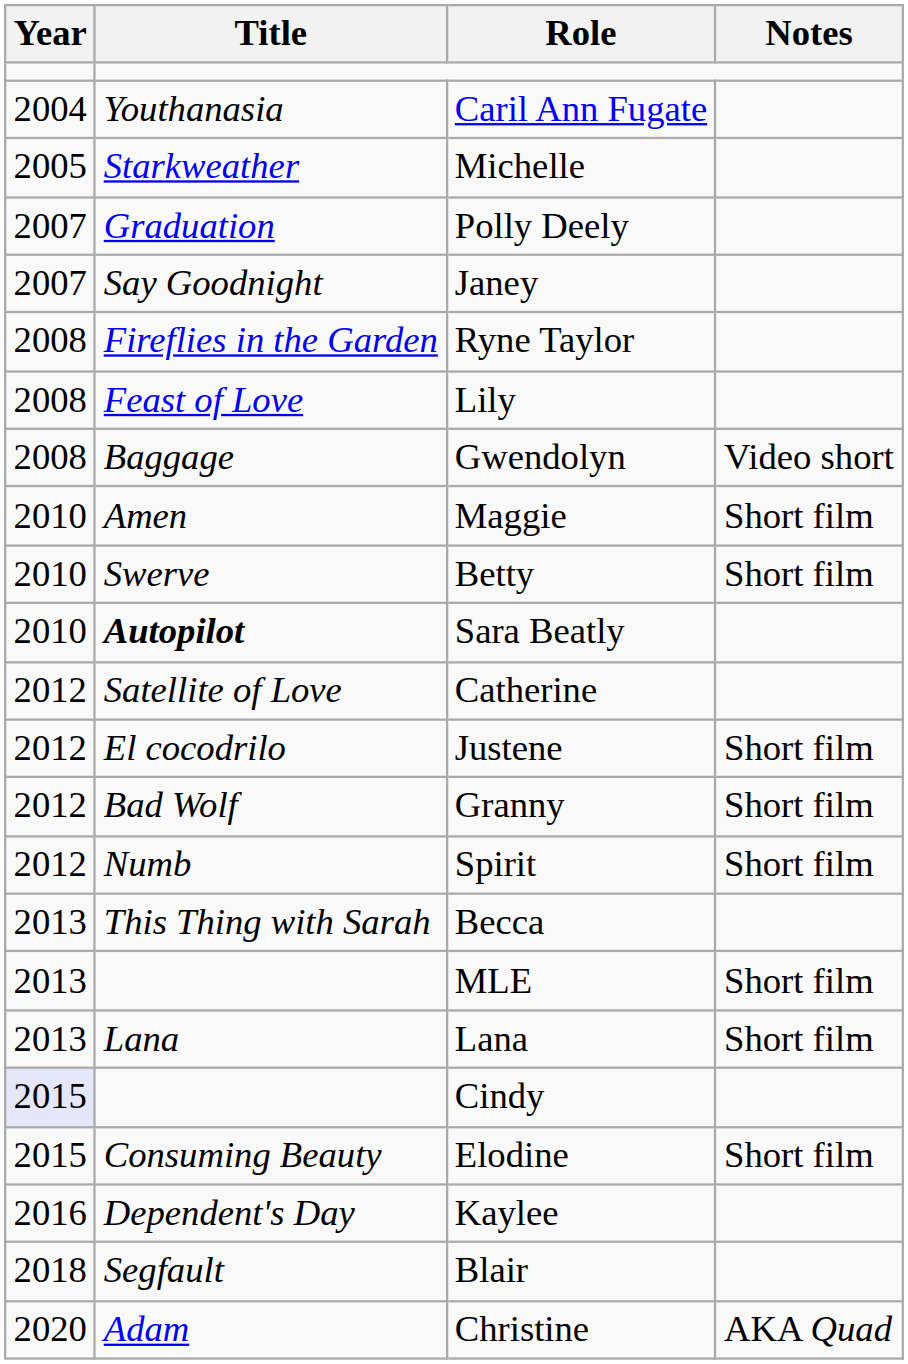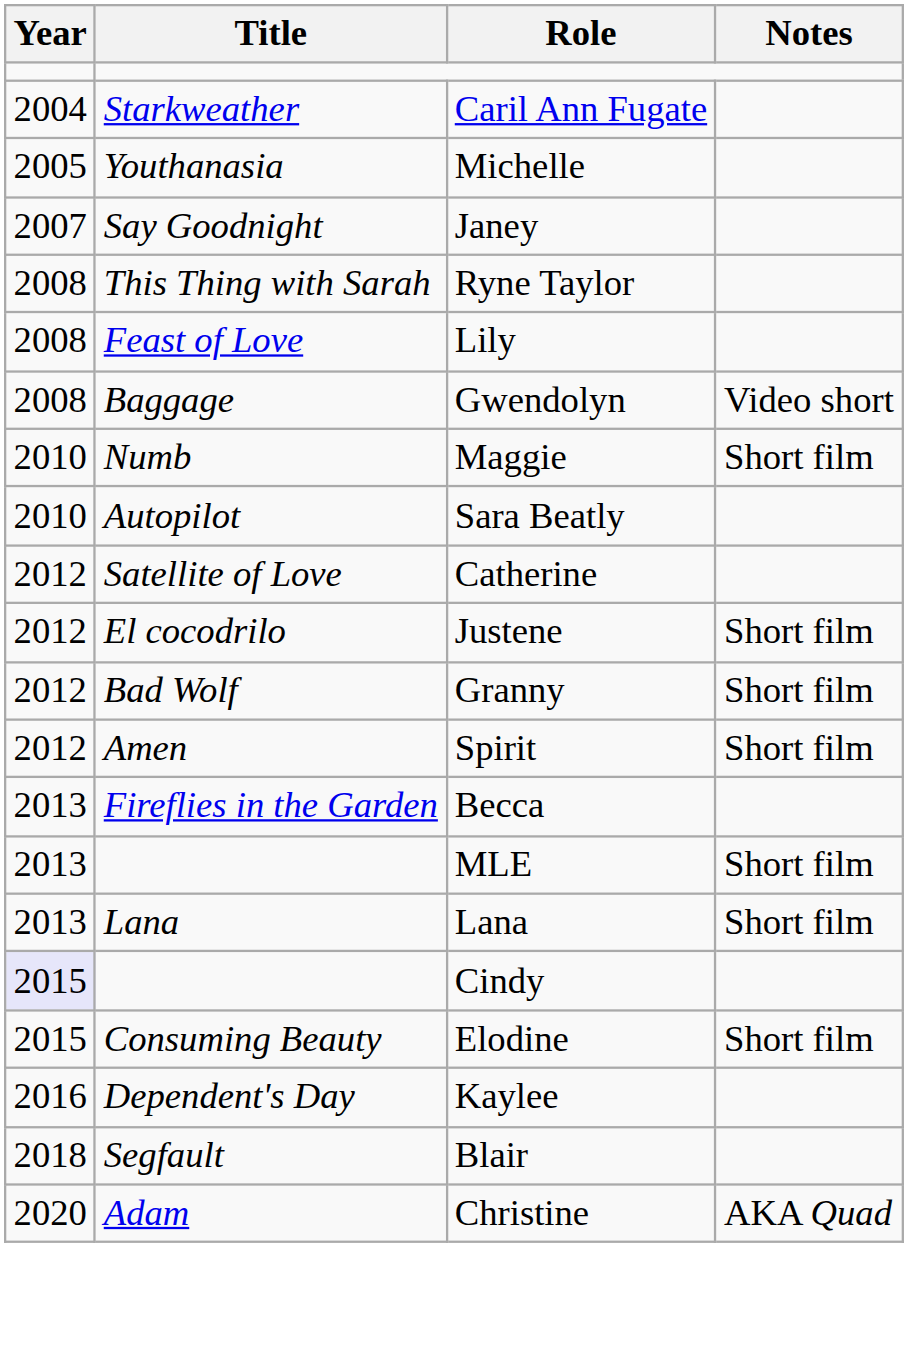(194, 108) Youthanasia -> (201, 108) Starkweather
(201, 166) Starkweather -> (194, 166) Youthanasia
- row: (542, 224)
(271, 340) Fireflies in the Garden -> (267, 282) This Thing with Sarah
(145, 515) Amen -> (148, 457) Numb
- row: (494, 573)
(174, 631) bold -> (172, 515) normal
(148, 863) Numb -> (145, 747) Amen
(267, 922) This Thing with Sarah -> (271, 805) Fireflies in the Garden
